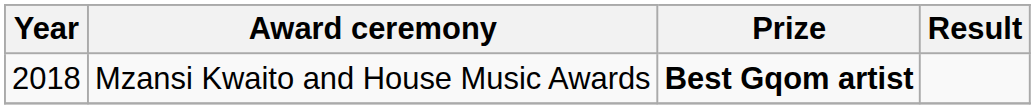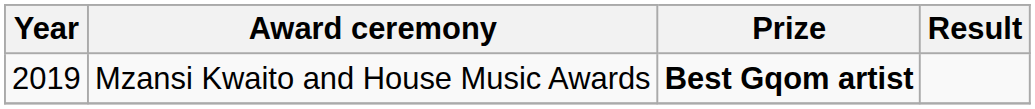(46, 77) 2018 -> (46, 77) 2019
